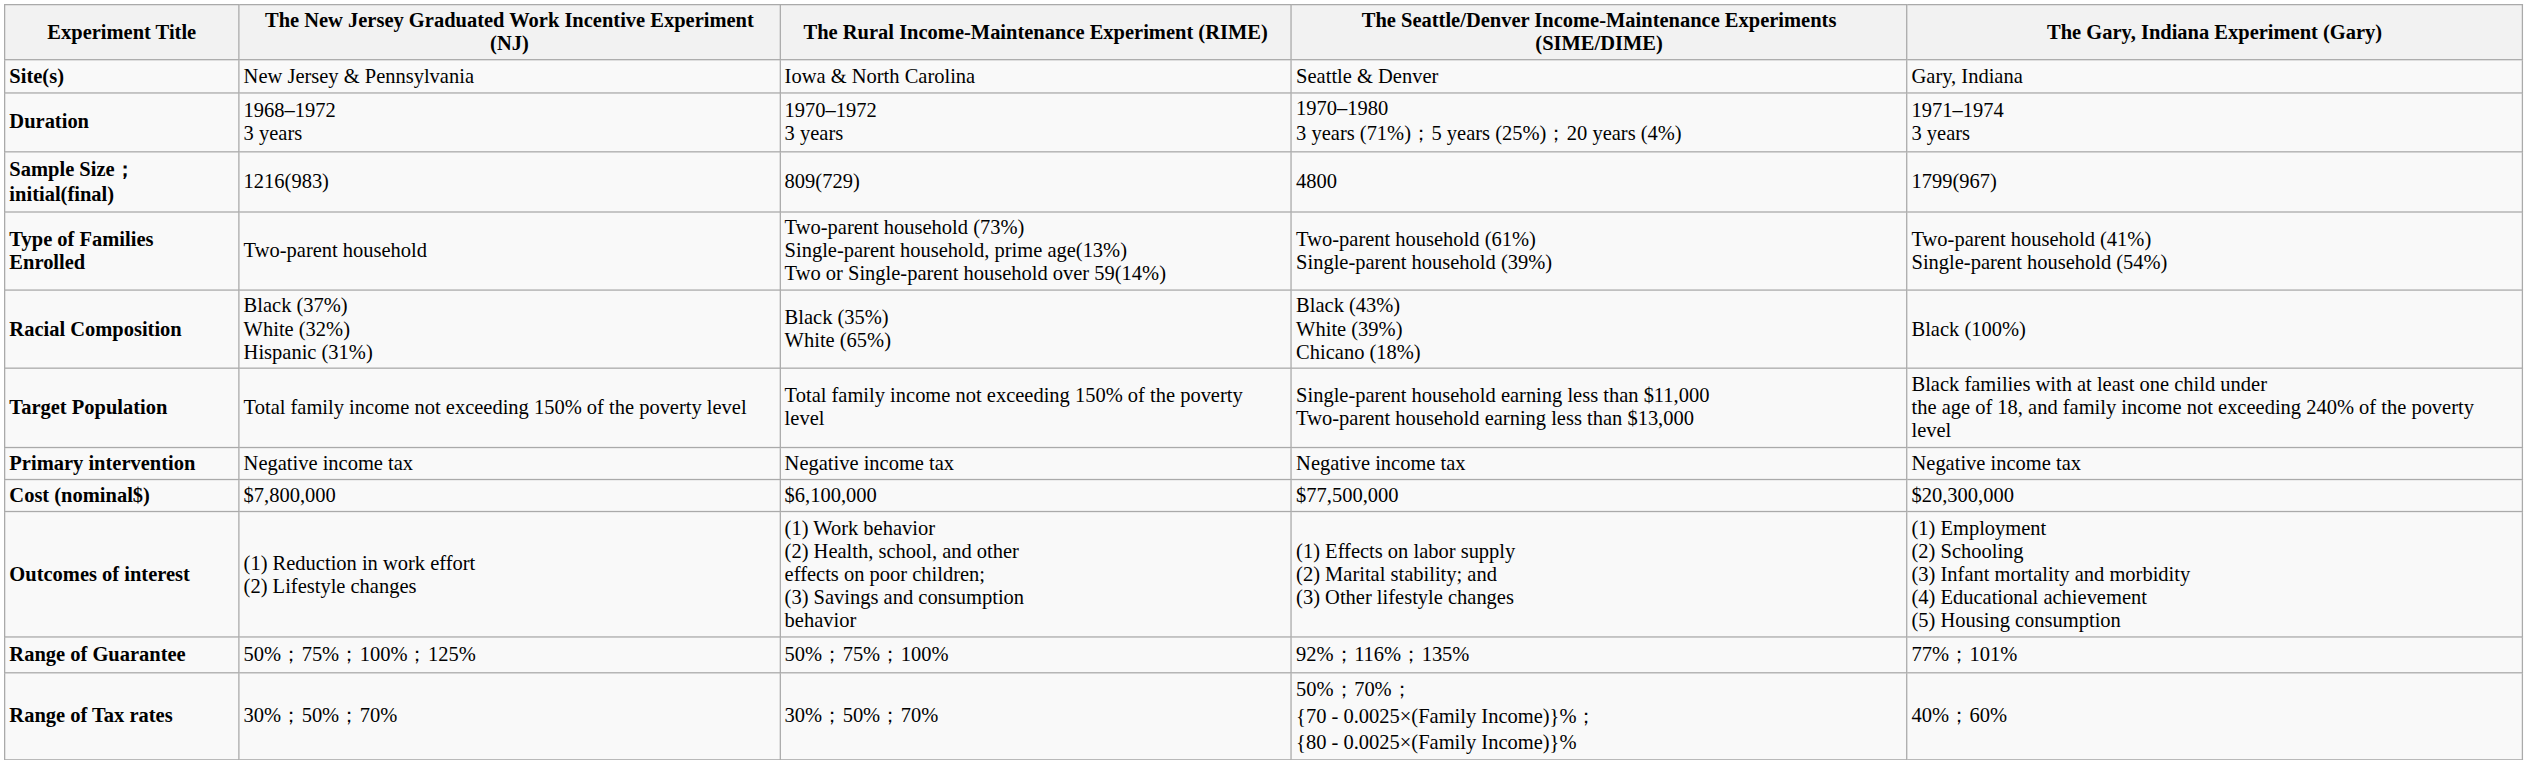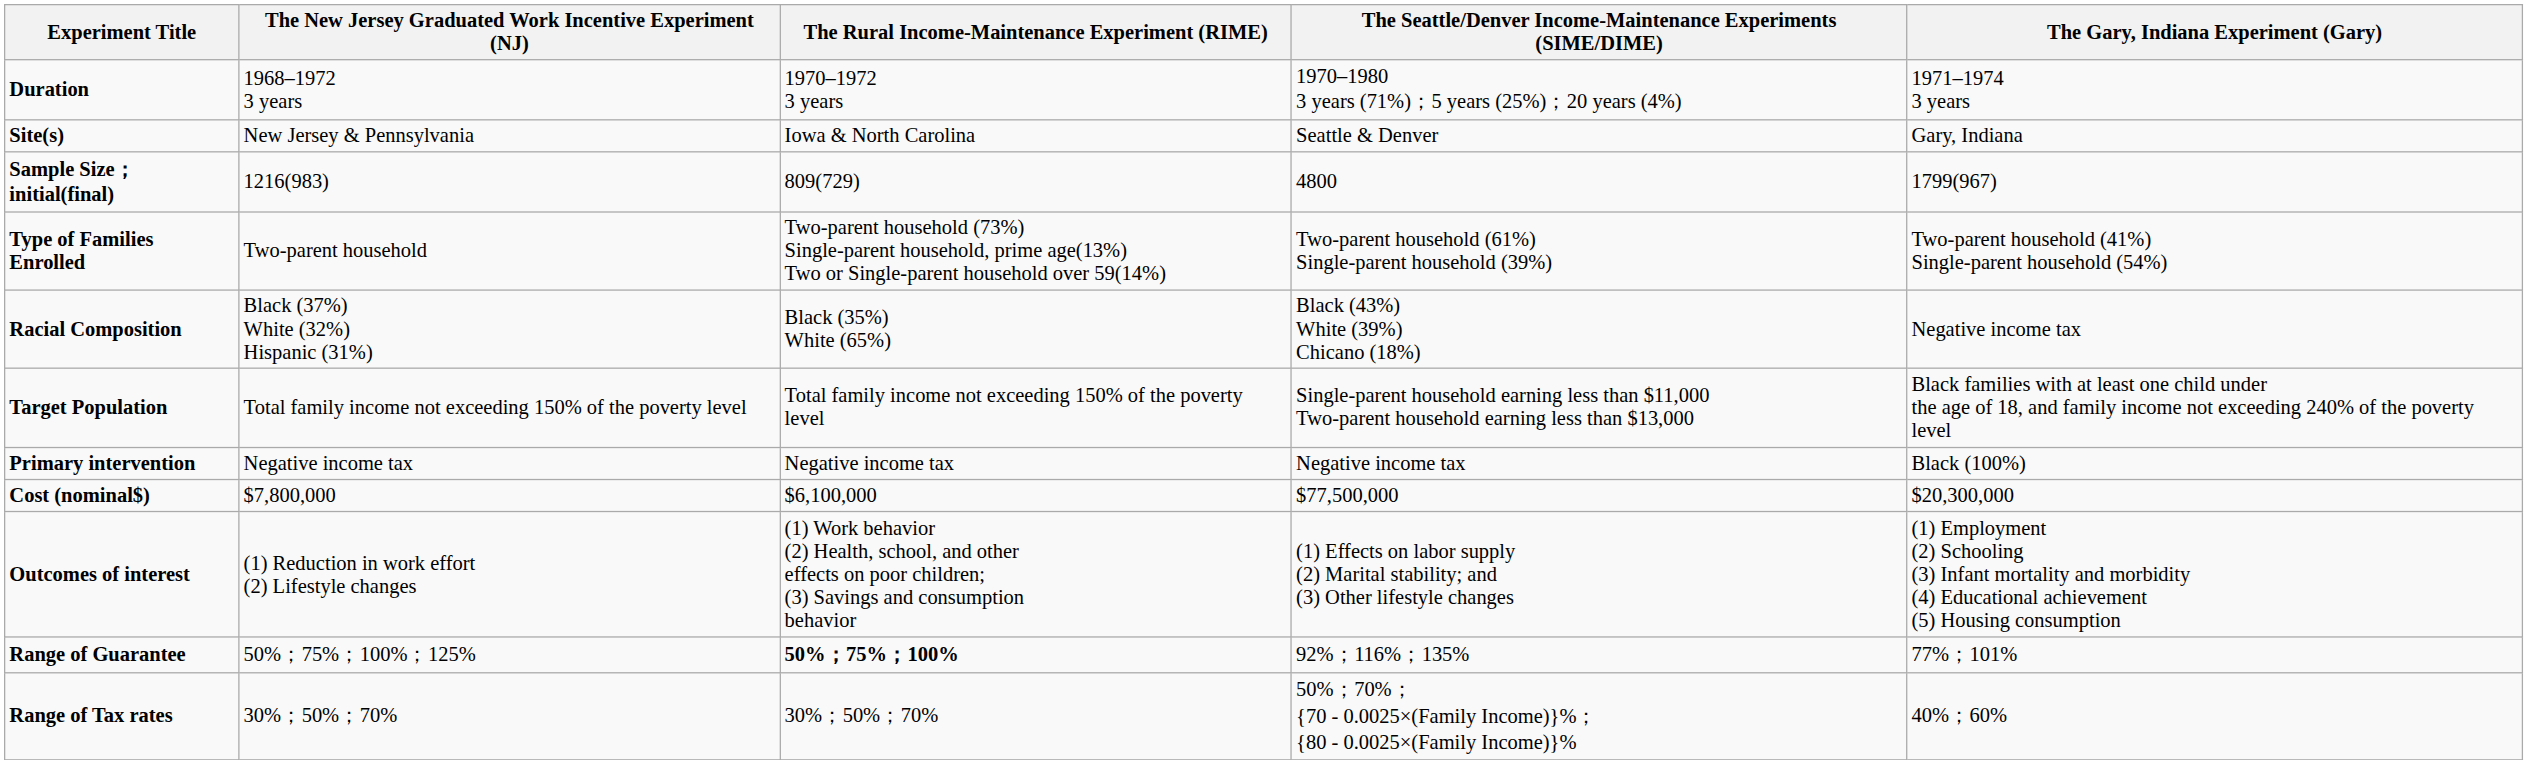rows swapped: (37, 76) <-> (49, 122)
(1969, 329) Black (100%) -> (1996, 329) Negative income tax
(1996, 463) Negative income tax -> (1969, 463) Black (100%)
(867, 654) normal -> (872, 654) bold
